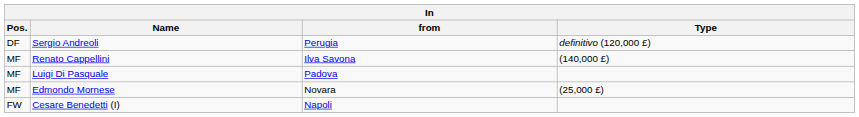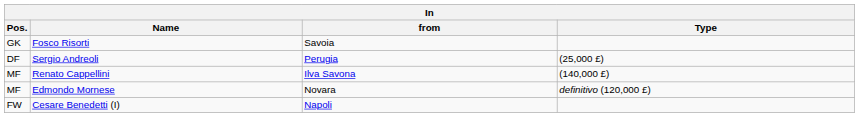+ row: (61, 43)
(605, 43) definitivo (120,000 £) -> (582, 59) (25,000 £)
- row: (70, 74)
(582, 90) (25,000 £) -> (605, 90) definitivo (120,000 £)
